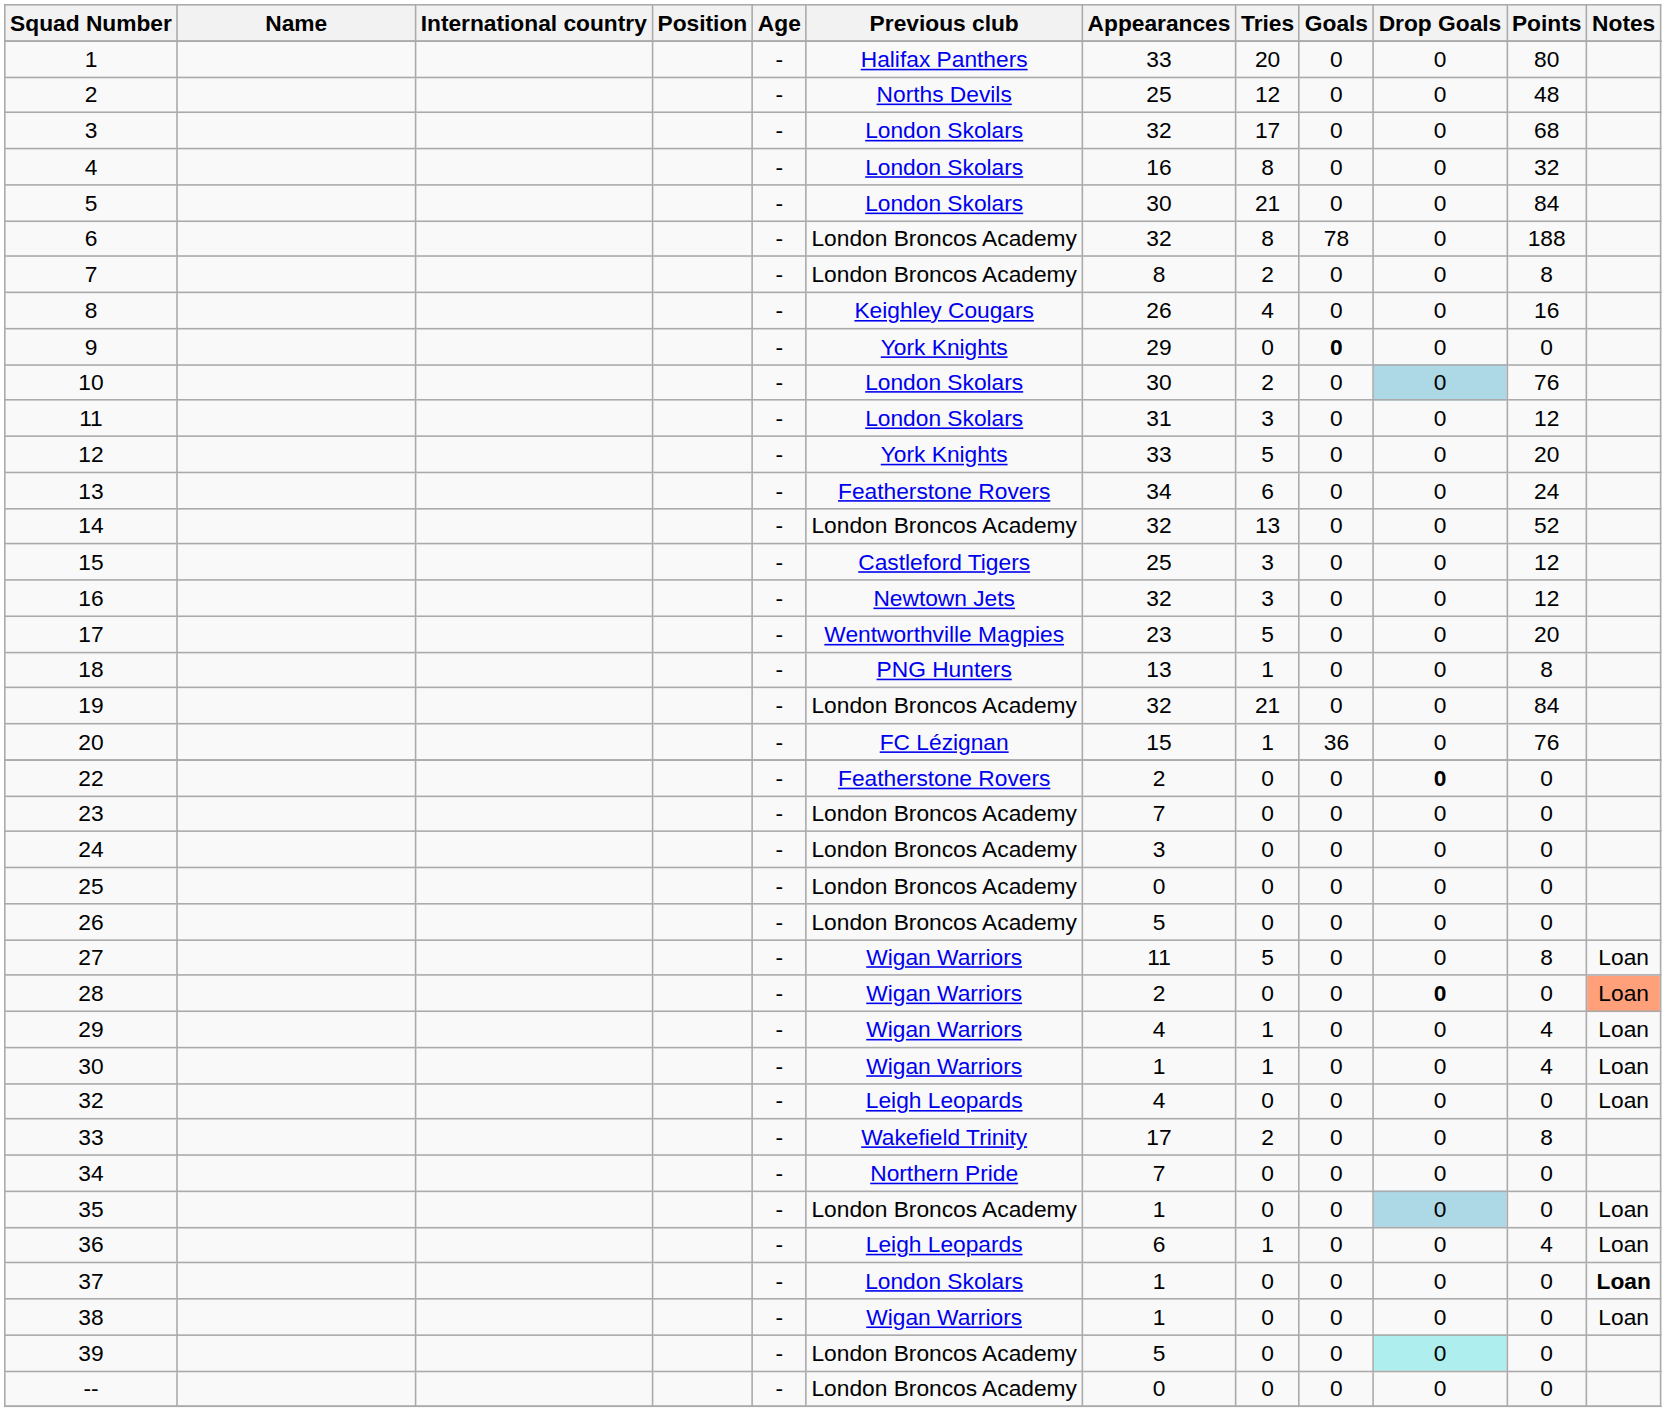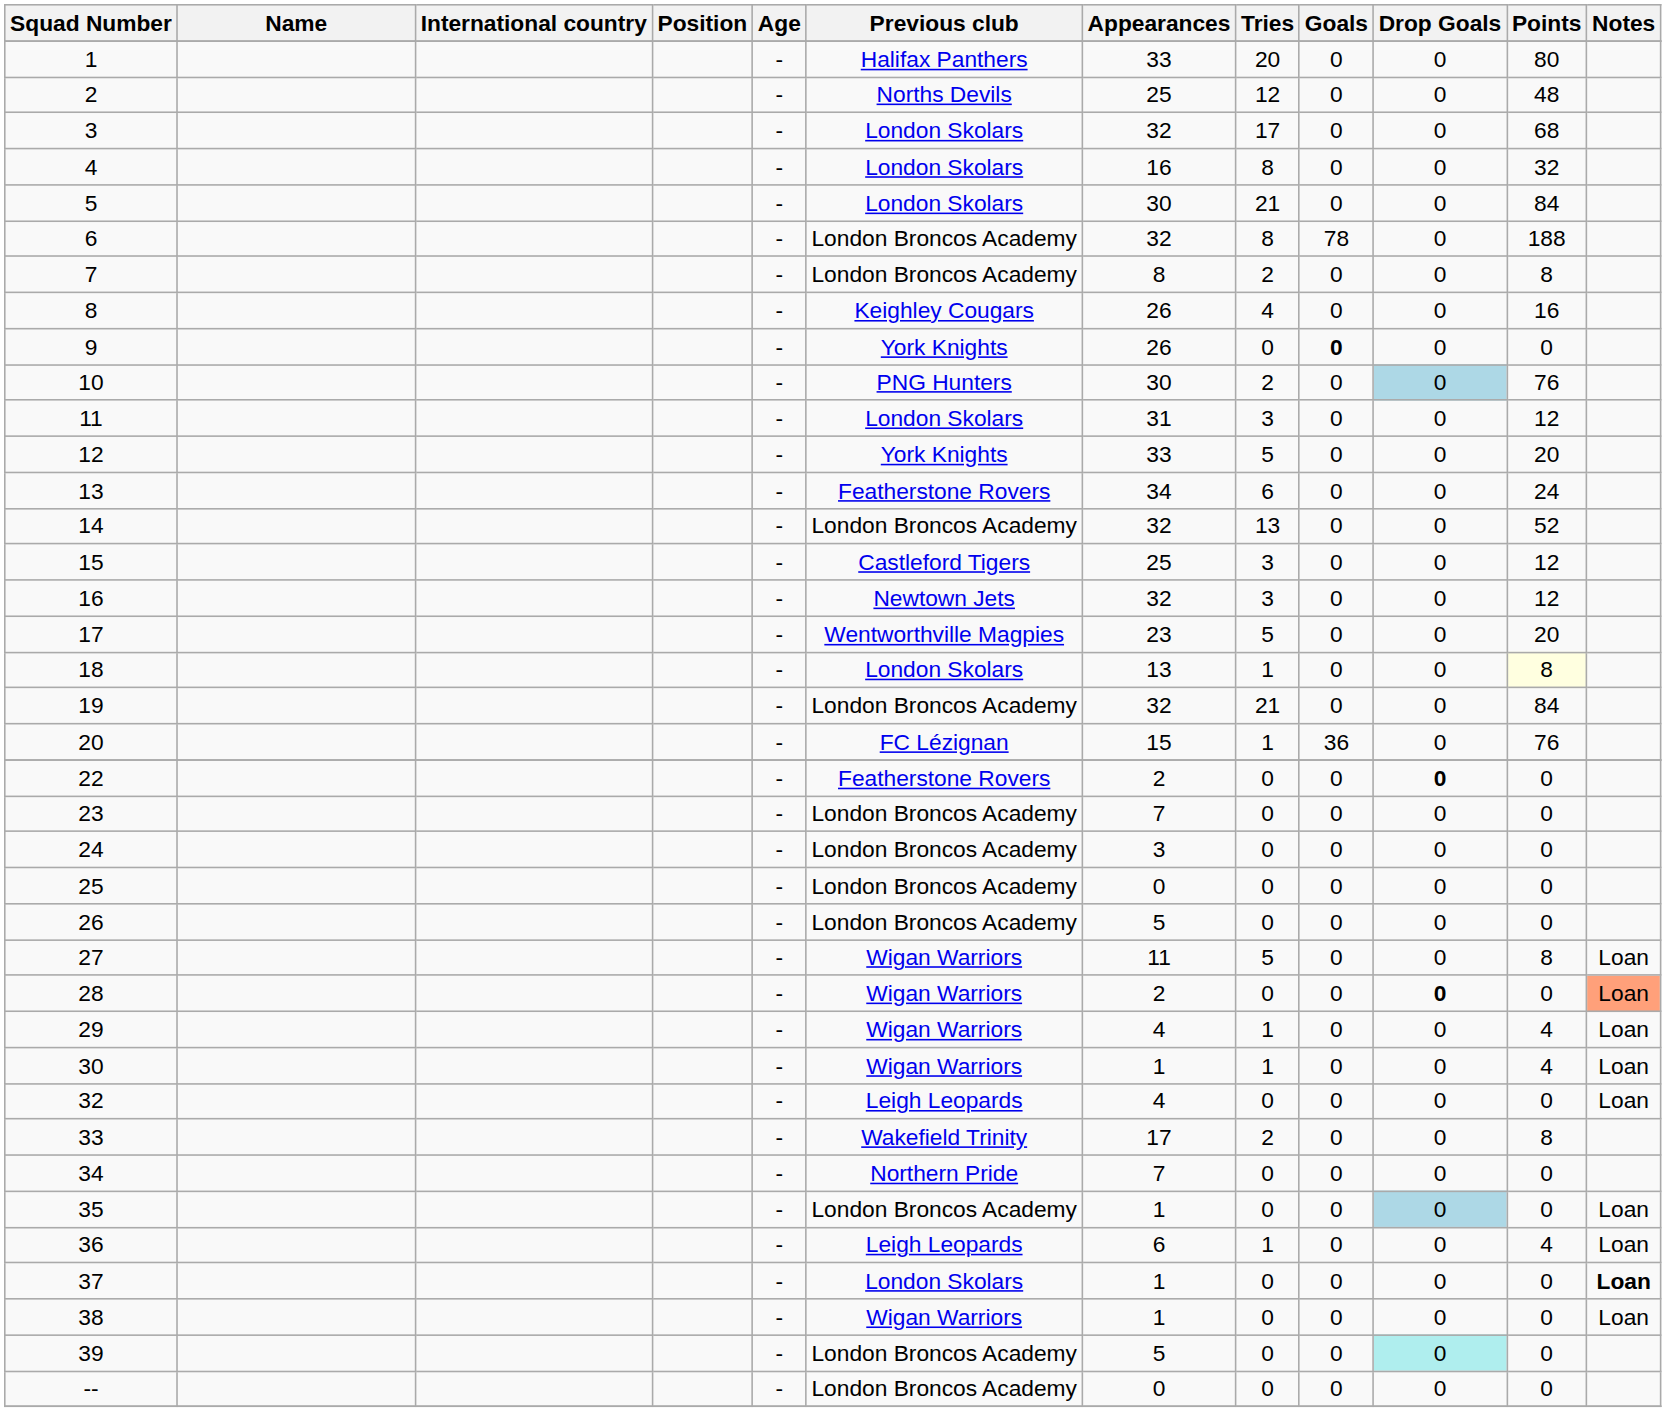(1159, 347) 29 -> (1159, 347) 26
(944, 383) London Skolars -> (944, 383) PNG Hunters
(944, 670) PNG Hunters -> (944, 670) London Skolars
(1547, 670) no background -> (1547, 670) lightyellow background
